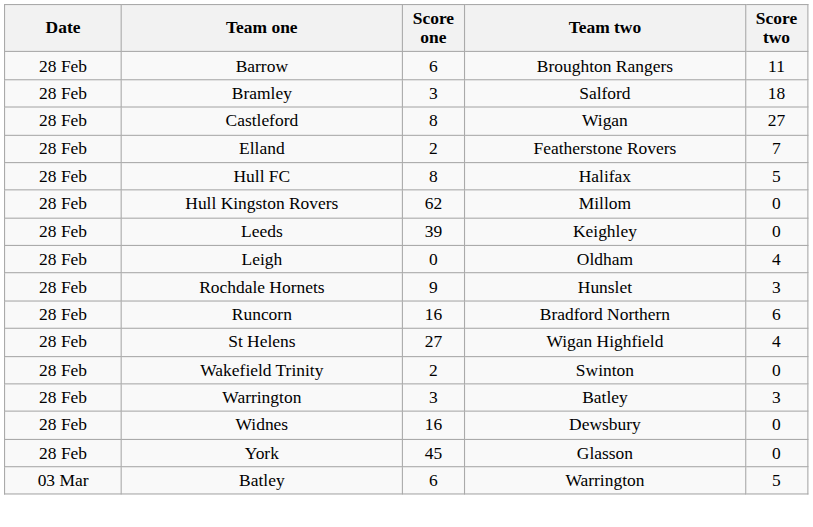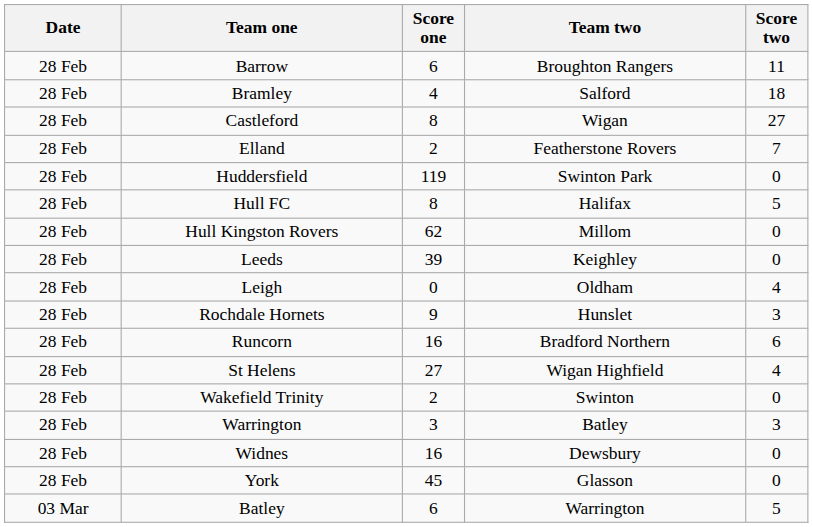(433, 93) 3 -> (433, 93) 4
+ row: (262, 176)
